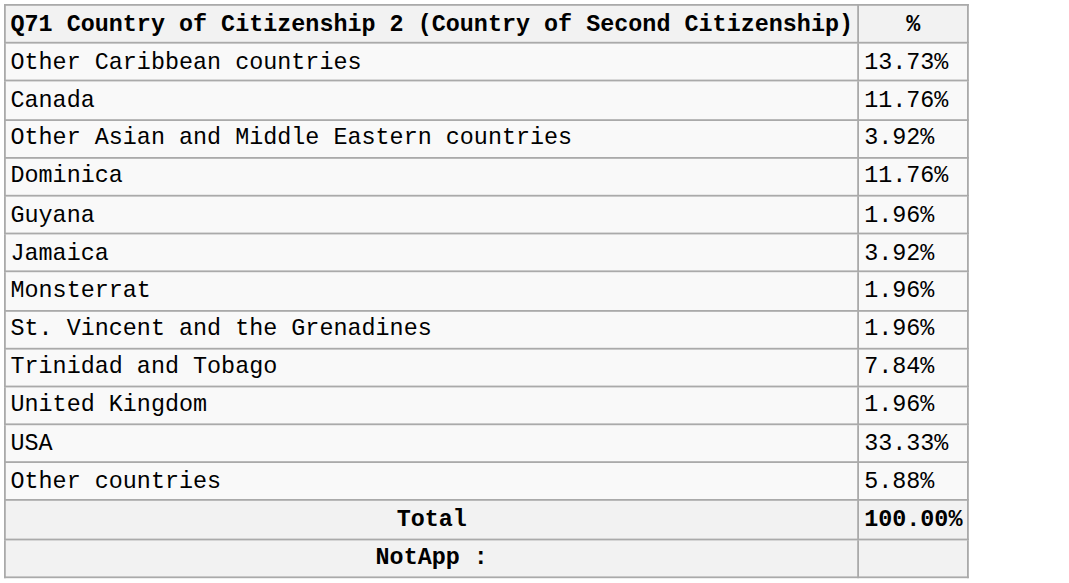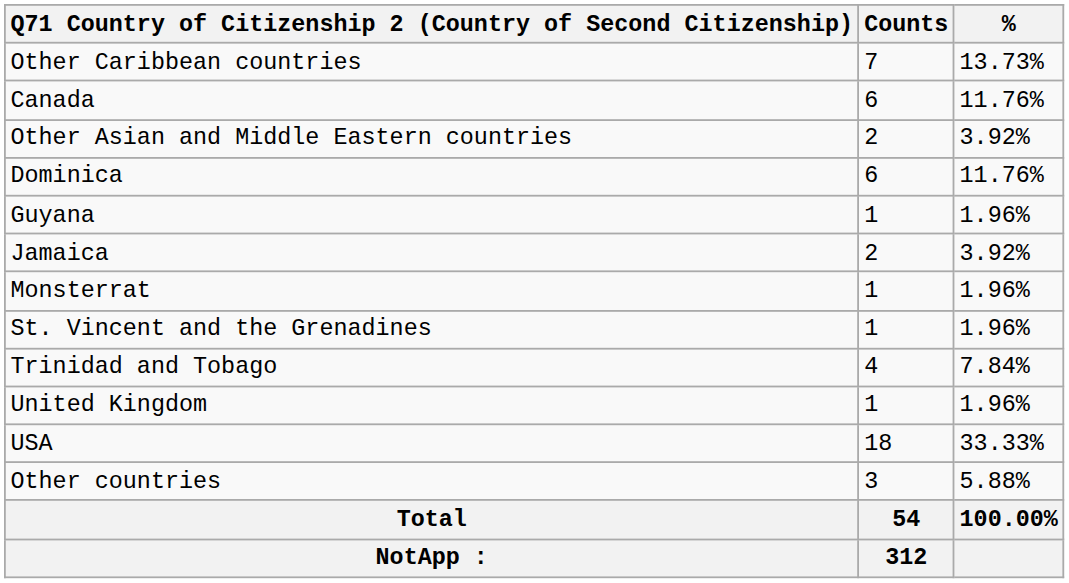+ column: (906, 24)
